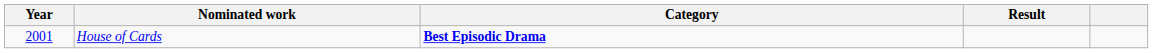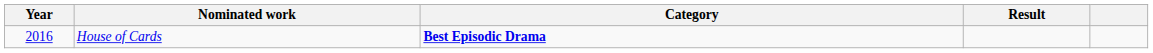(39, 36) 2001 -> (39, 36) 2016
